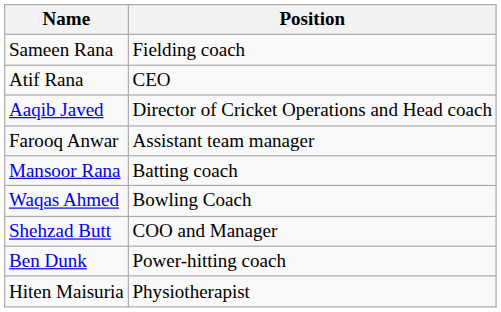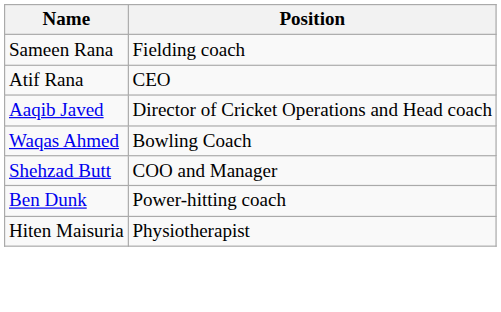- row: (64, 140)
- row: (65, 170)
